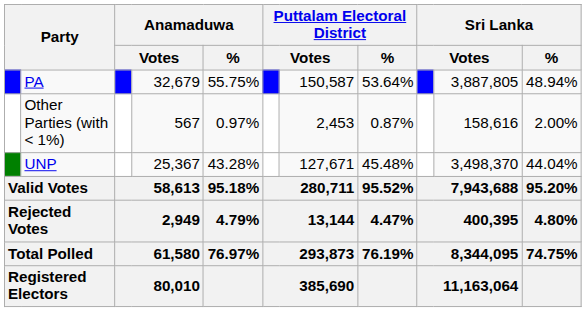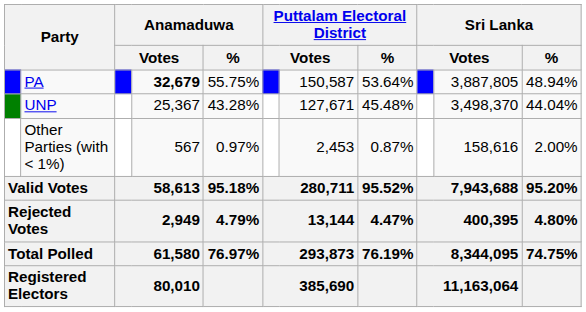(177, 81) normal -> (177, 81) bold
rows swapped: (41, 164) <-> (66, 123)
